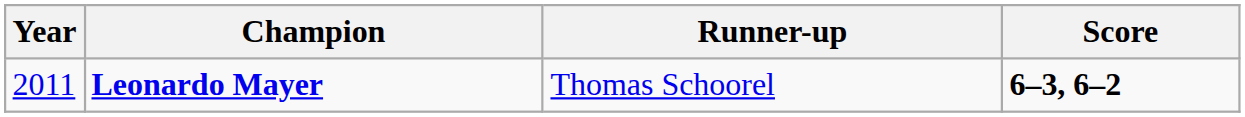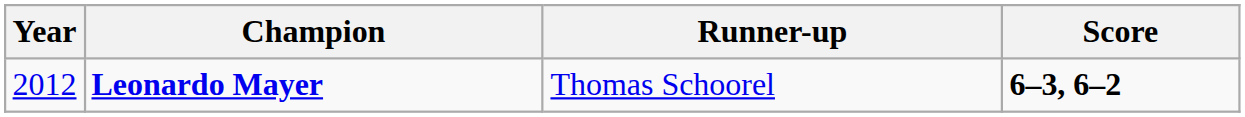(44, 83) 2011 -> (45, 83) 2012
